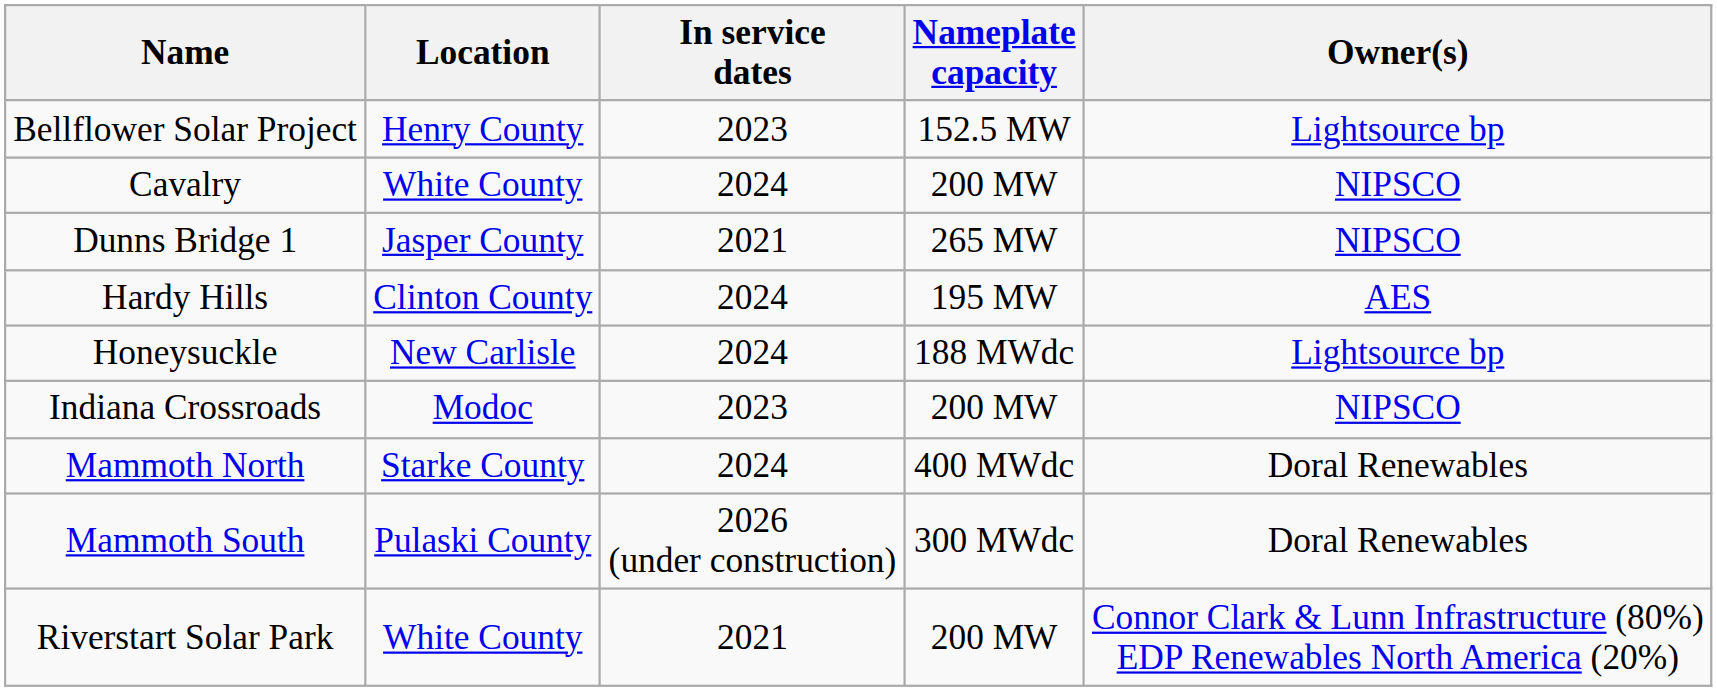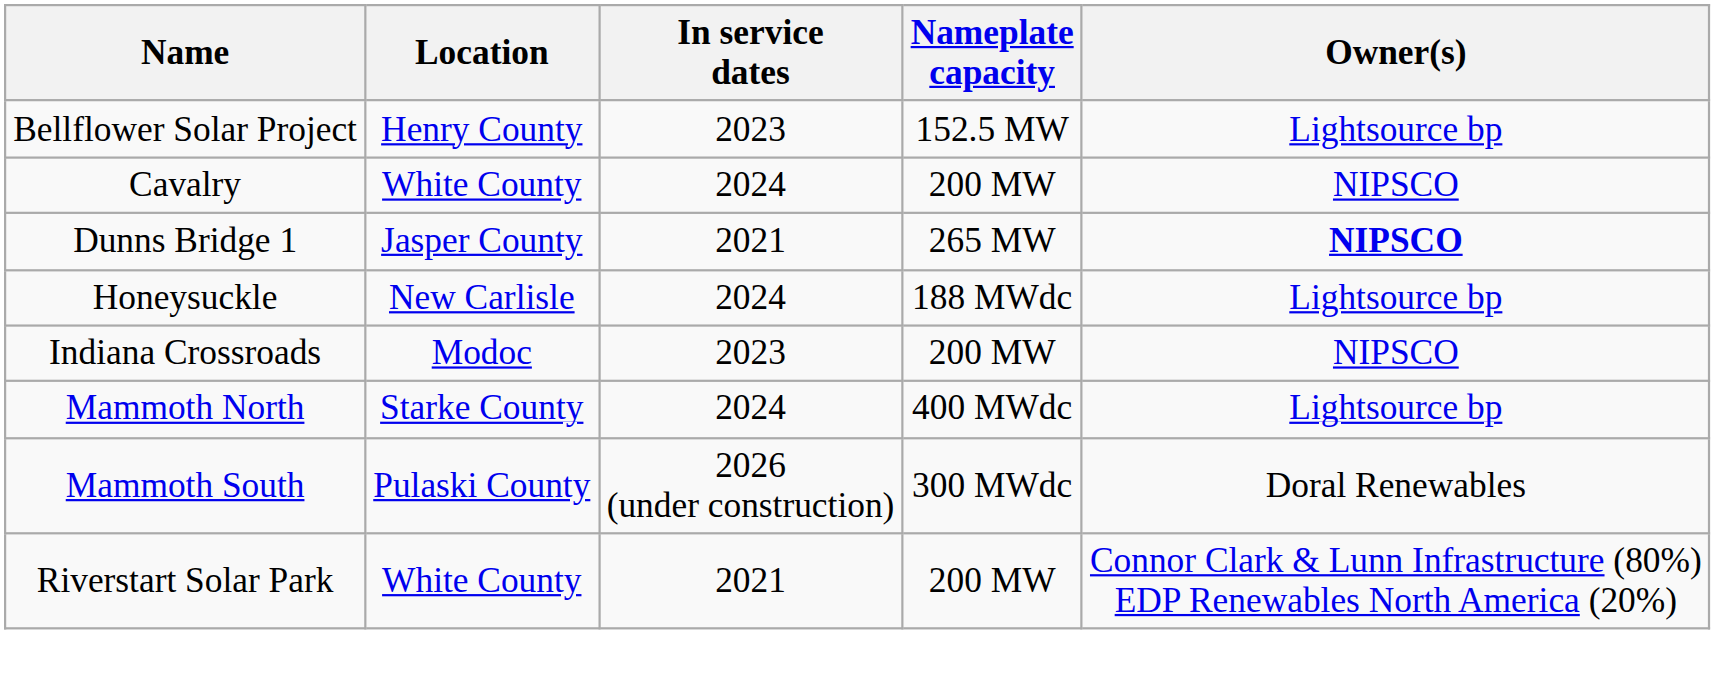(1398, 240) normal -> (1396, 240) bold
- row: (185, 296)
(1398, 464) Doral Renewables -> (1396, 408) Lightsource bp
